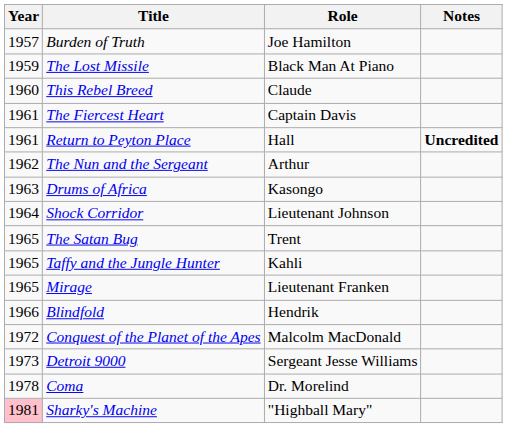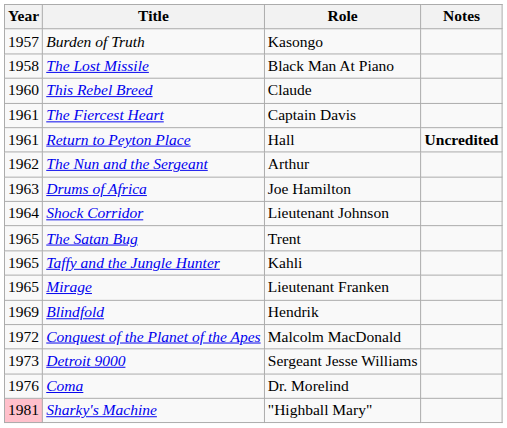(309, 41) Joe Hamilton -> (295, 41) Kasongo
(24, 66) 1959 -> (24, 66) 1958
(295, 189) Kasongo -> (309, 189) Joe Hamilton
(24, 312) 1966 -> (24, 312) 1969
(24, 386) 1978 -> (24, 386) 1976
